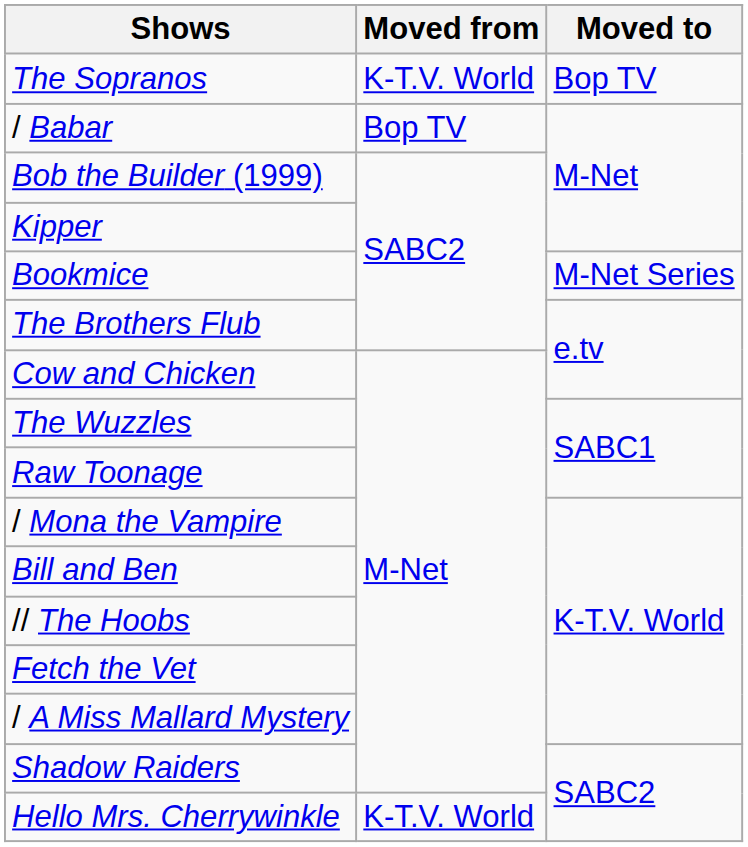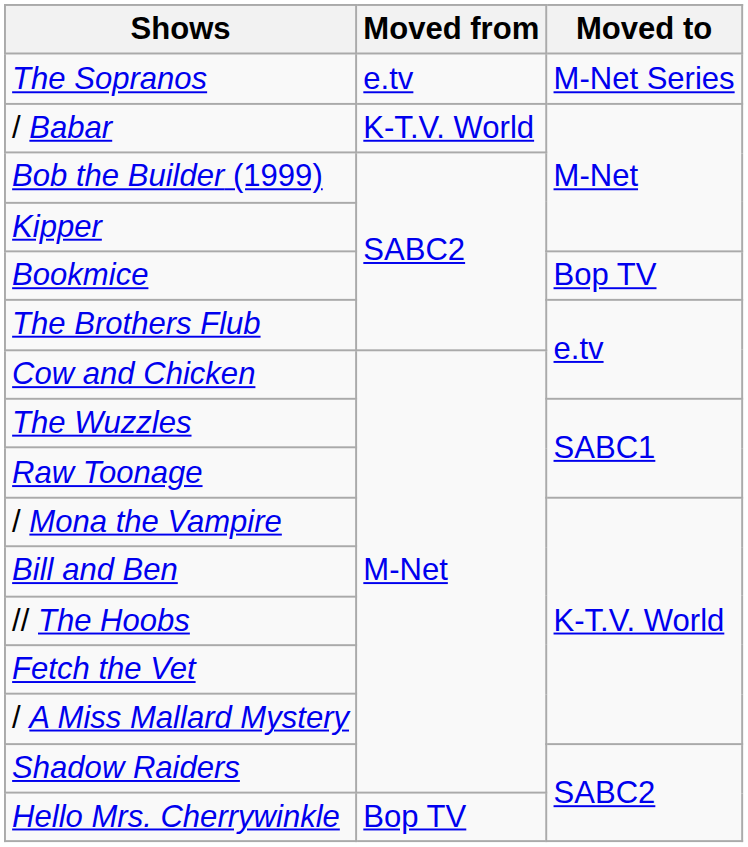(449, 78) K-T.V. World -> (388, 78) e.tv
(605, 78) Bop TV -> (644, 78) M-Net Series
(415, 127) Bop TV -> (449, 127) K-T.V. World
(644, 275) M-Net Series -> (605, 275) Bop TV
(449, 816) K-T.V. World -> (415, 816) Bop TV
